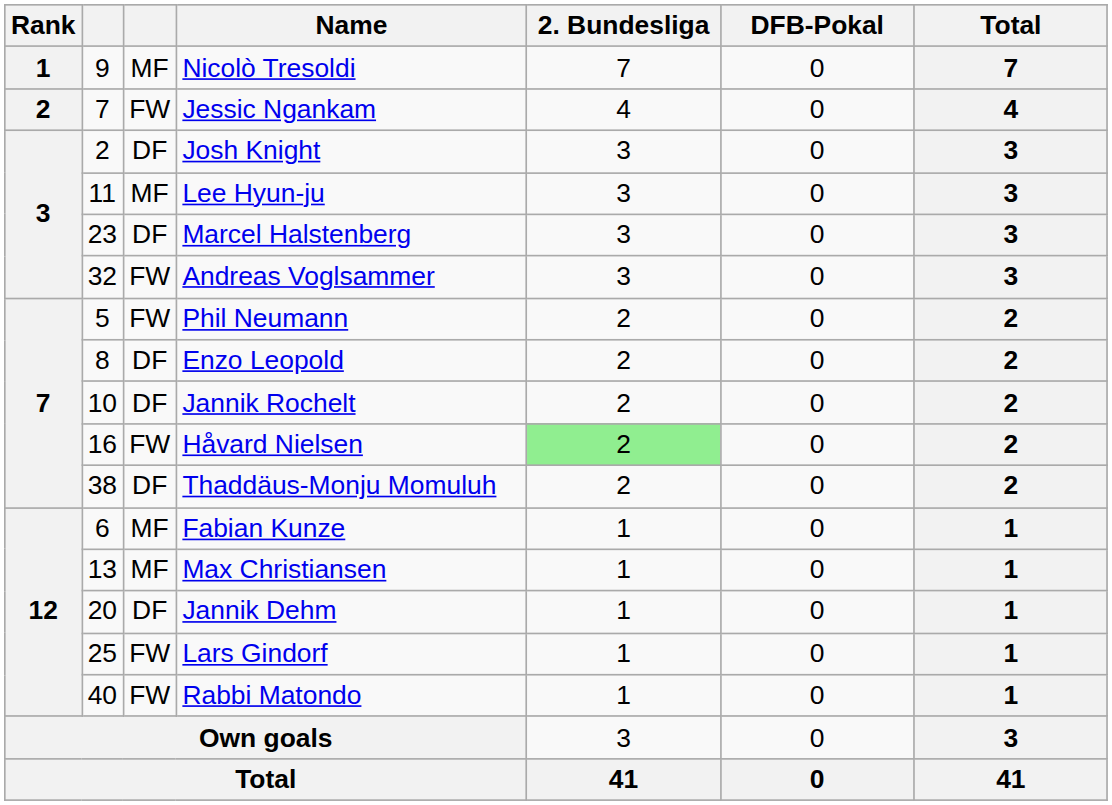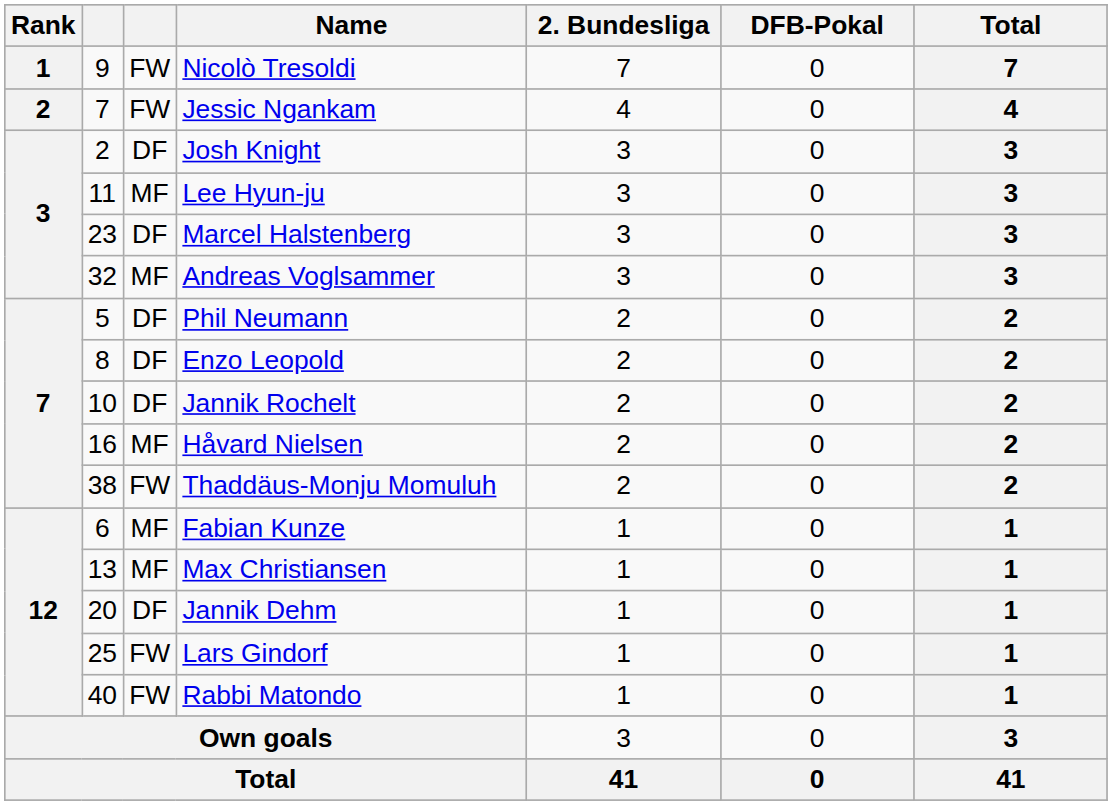(150, 67) MF -> (150, 67) FW
(150, 276) FW -> (150, 276) MF
(150, 318) FW -> (150, 318) DF
(150, 444) FW -> (150, 444) MF
(624, 444) lightgreen background -> (624, 444) no background
(150, 485) DF -> (150, 485) FW
